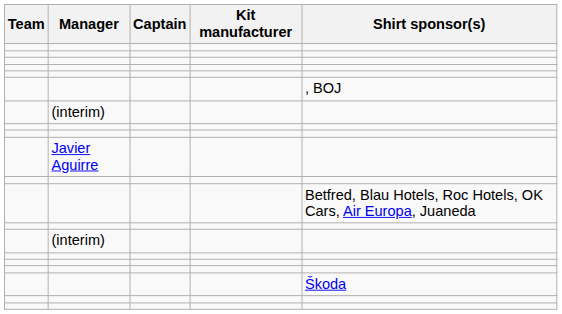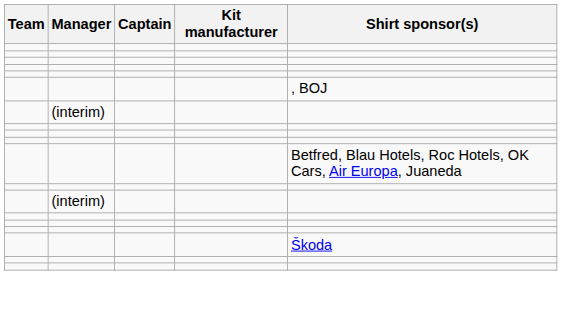- row: (26, 157)
